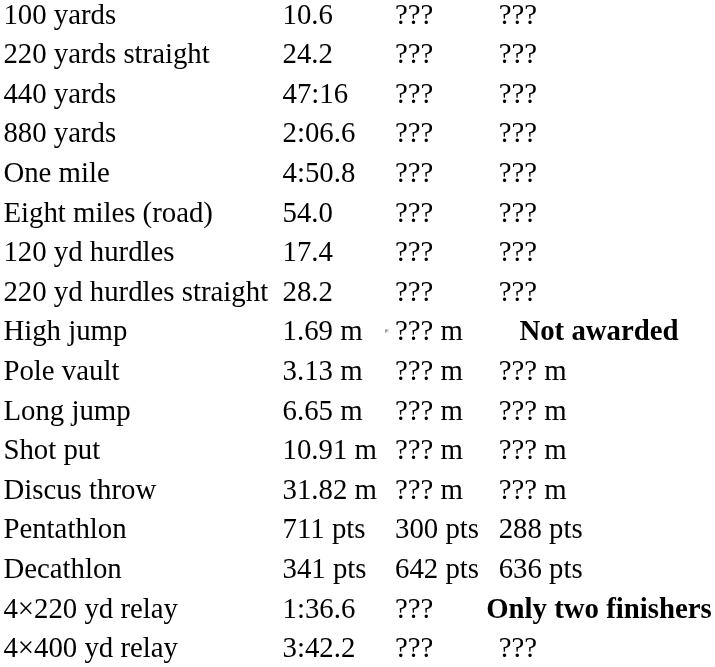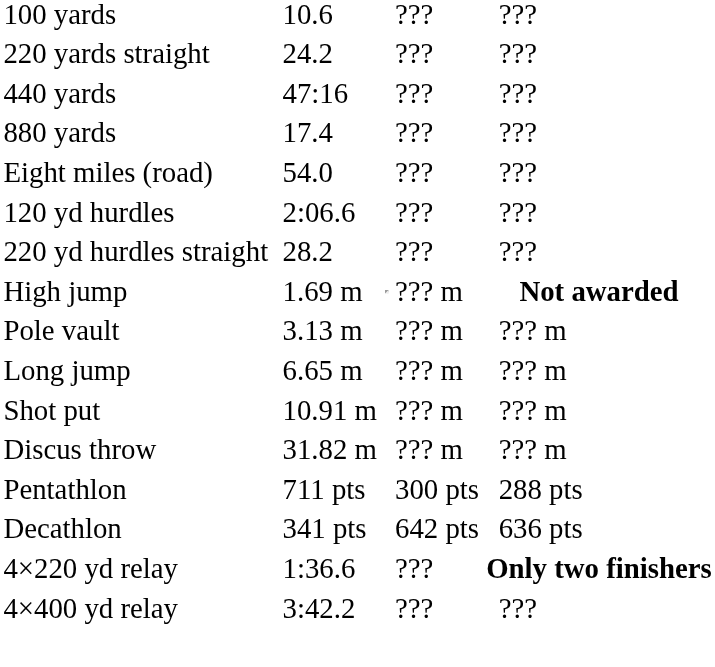(319, 132) 2:06.6 -> (308, 132) 17.4
- row: (57, 172)
(308, 251) 17.4 -> (319, 212) 2:06.6
